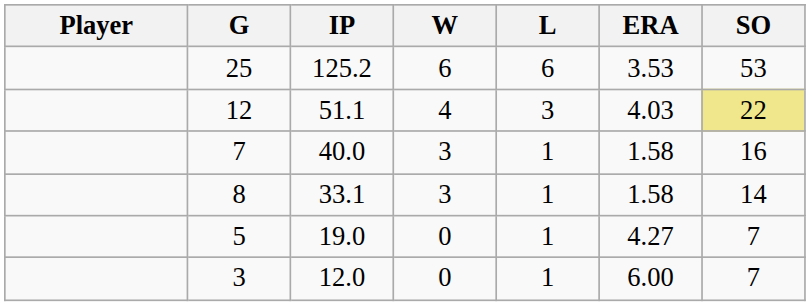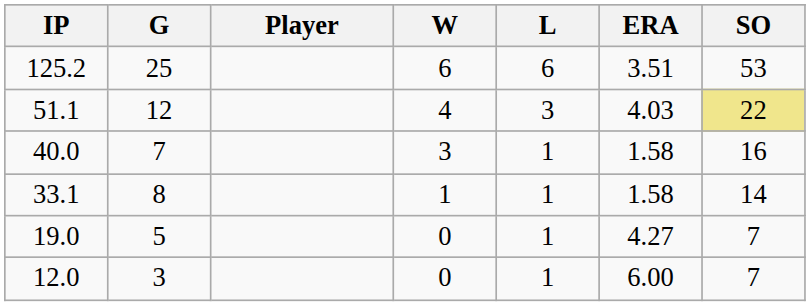columns swapped: (96, 25) <-> (342, 25)
(651, 67) 3.53 -> (651, 67) 3.51
(445, 194) 3 -> (445, 194) 1
